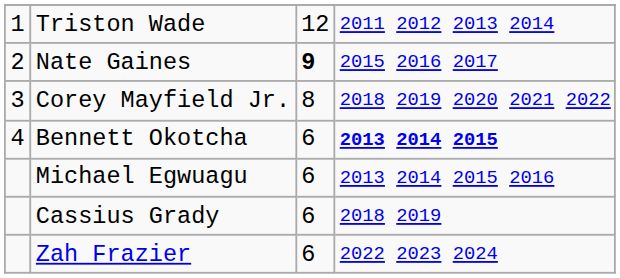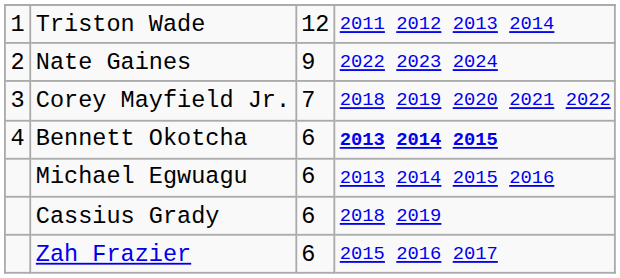(308, 62) bold -> (308, 62) normal
(419, 62) 2015 2016 2017 -> (419, 62) 2022 2023 2024
(308, 101) 8 -> (308, 101) 7
(419, 254) 2022 2023 2024 -> (419, 254) 2015 2016 2017
